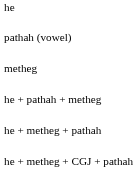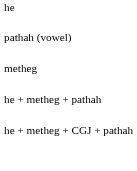- row: (53, 99)
